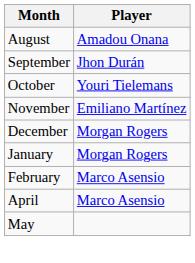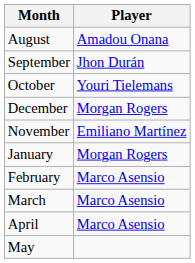rows swapped: (39, 108) <-> (38, 131)
+ row: (27, 200)
